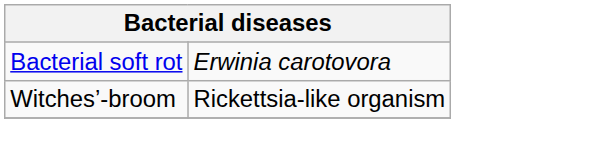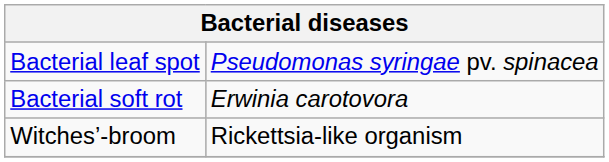+ row: (105, 61)
